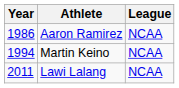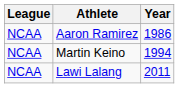columns swapped: (21, 14) <-> (150, 14)
